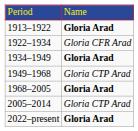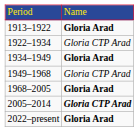(98, 43) Gloria CFR Arad -> (97, 43) Gloria CTP Arad
(97, 104) normal -> (98, 104) bold
